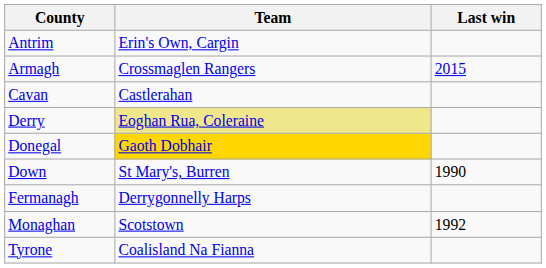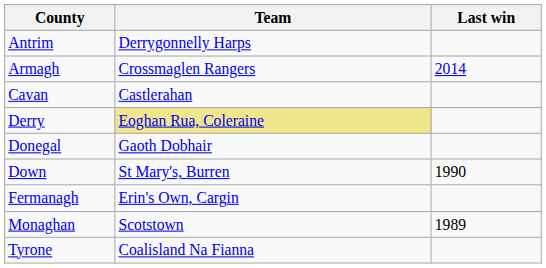(179, 43) Erin's Own, Cargin -> (185, 43) Derrygonnelly Harps
(450, 69) 2015 -> (450, 69) 2014
(165, 146) gold background -> (165, 146) no background
(185, 198) Derrygonnelly Harps -> (179, 198) Erin's Own, Cargin
(450, 224) 1992 -> (450, 224) 1989
